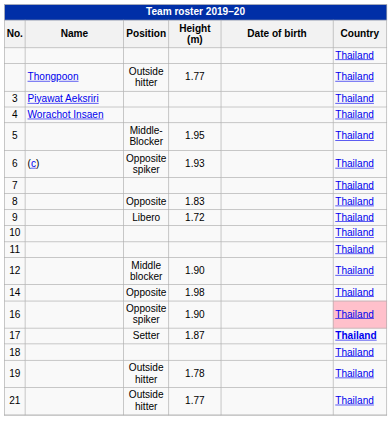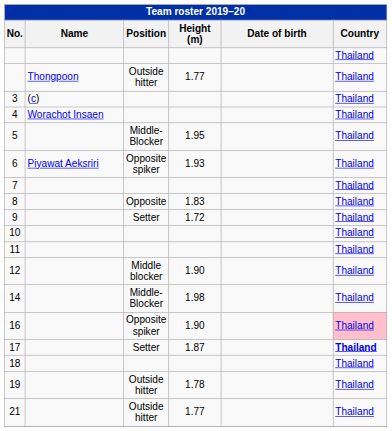(63, 99) Piyawat Aeksriri -> (33, 99) (c)
(33, 164) (c) -> (63, 164) Piyawat Aeksriri
(146, 217) Libero -> (146, 217) Setter
(146, 293) Opposite -> (146, 298) Middle-Blocker
